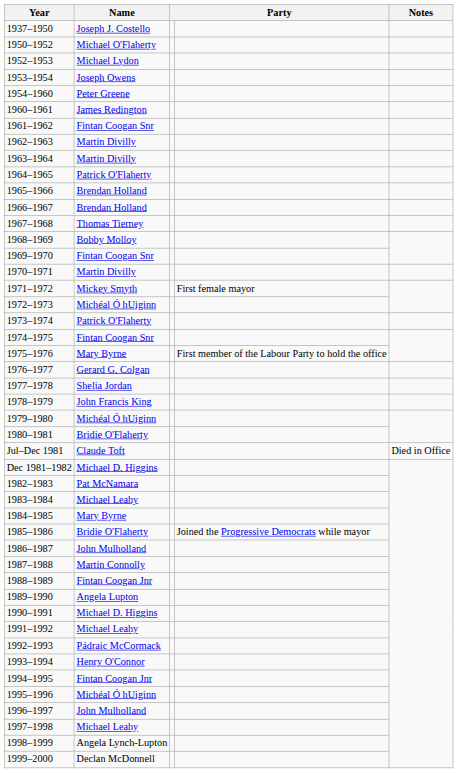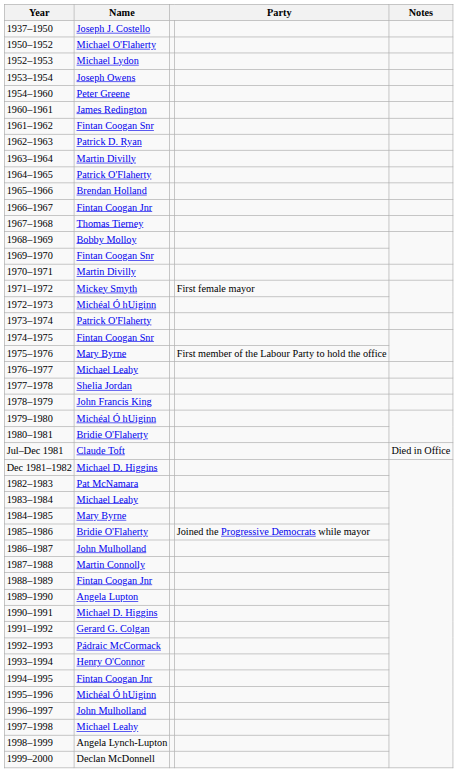(106, 142) Martin Divilly -> (109, 142) Patrick D. Ryan
(112, 207) Brendan Holland -> (114, 207) Fintan Coogan Jnr
(113, 369) Gerard G. Colgan -> (107, 369) Michael Leahy
(107, 629) Michael Leahy -> (113, 629) Gerard G. Colgan
